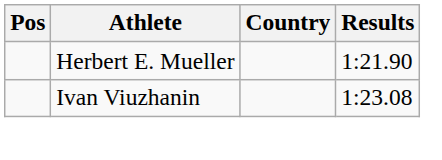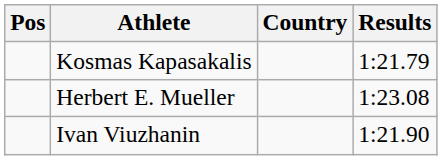+ row: (154, 60)
(377, 60) 1:21.90 -> (394, 97) 1:23.08
(377, 97) 1:23.08 -> (394, 135) 1:21.90
